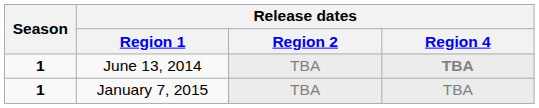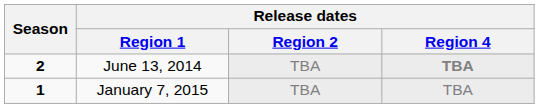(40, 66) 1 -> (40, 66) 2
